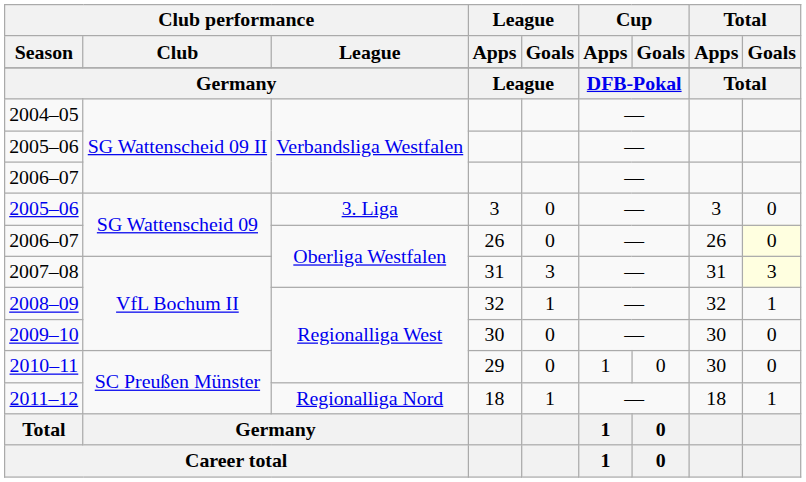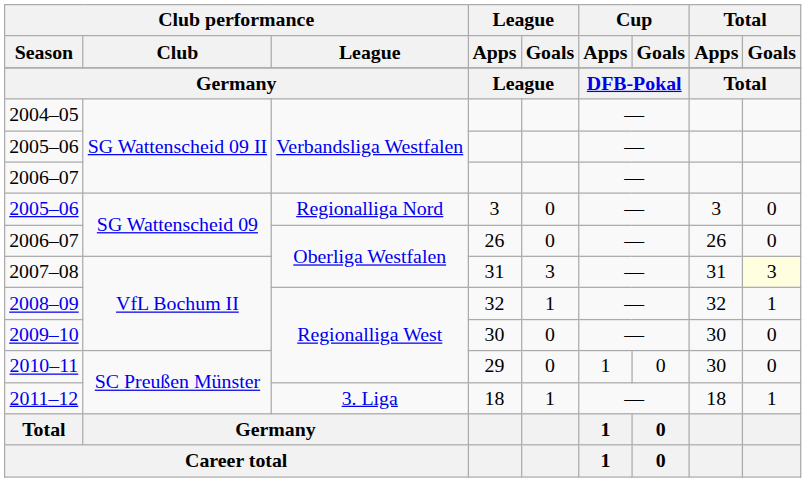(370, 209) 3. Liga -> (370, 209) Regionalliga Nord
(772, 240) lightyellow background -> (772, 240) no background
(370, 397) Regionalliga Nord -> (370, 397) 3. Liga
